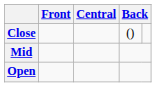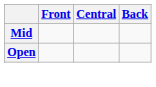- row: (21, 33)
